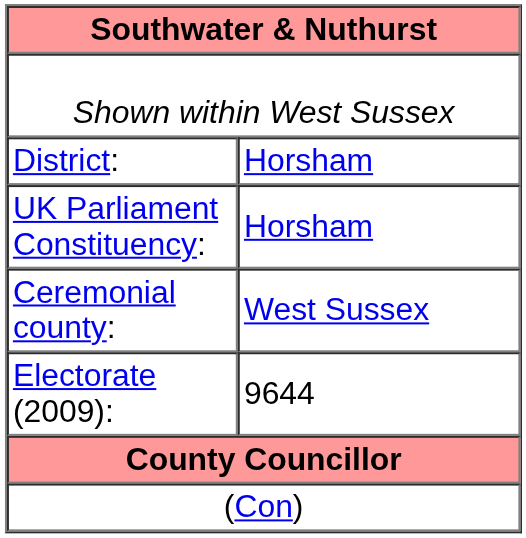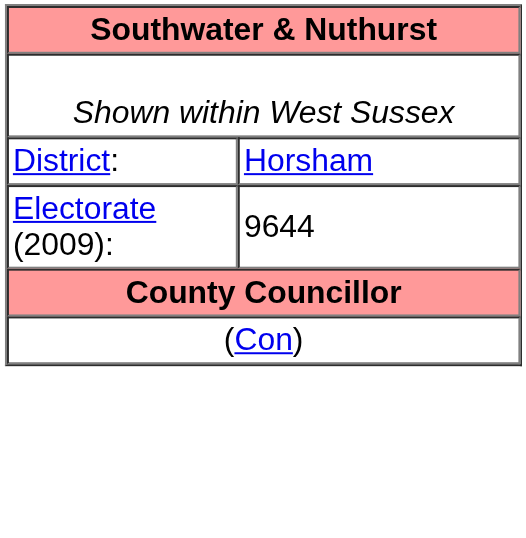- row: (116, 226)
- row: (94, 309)
